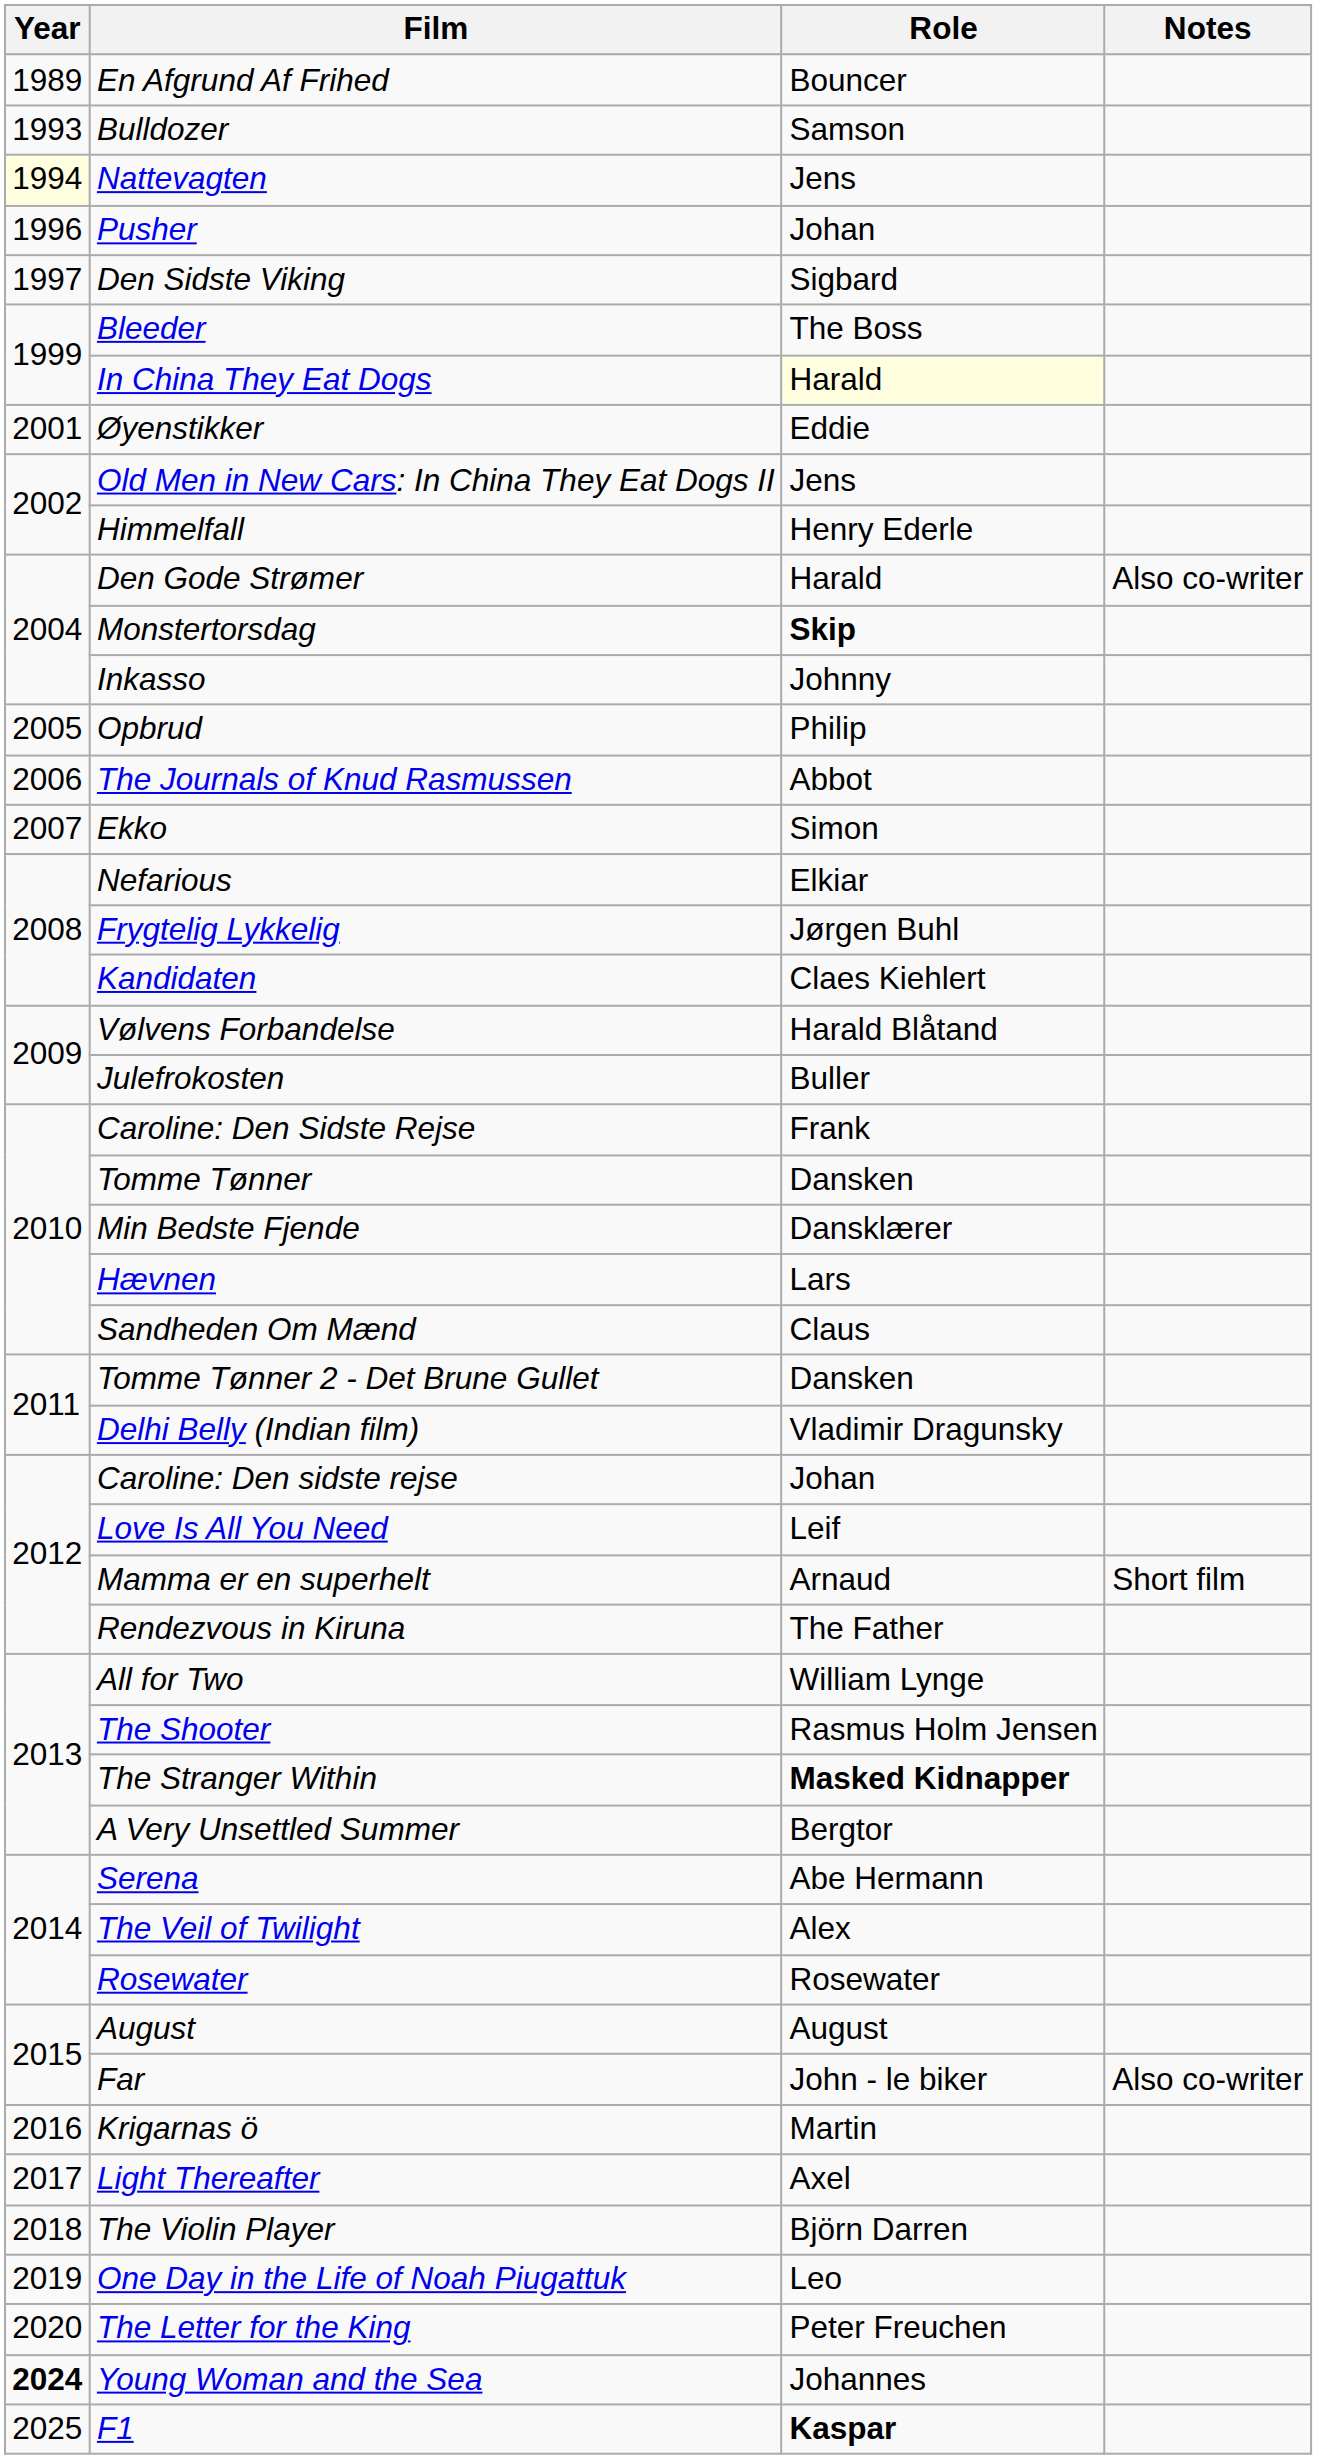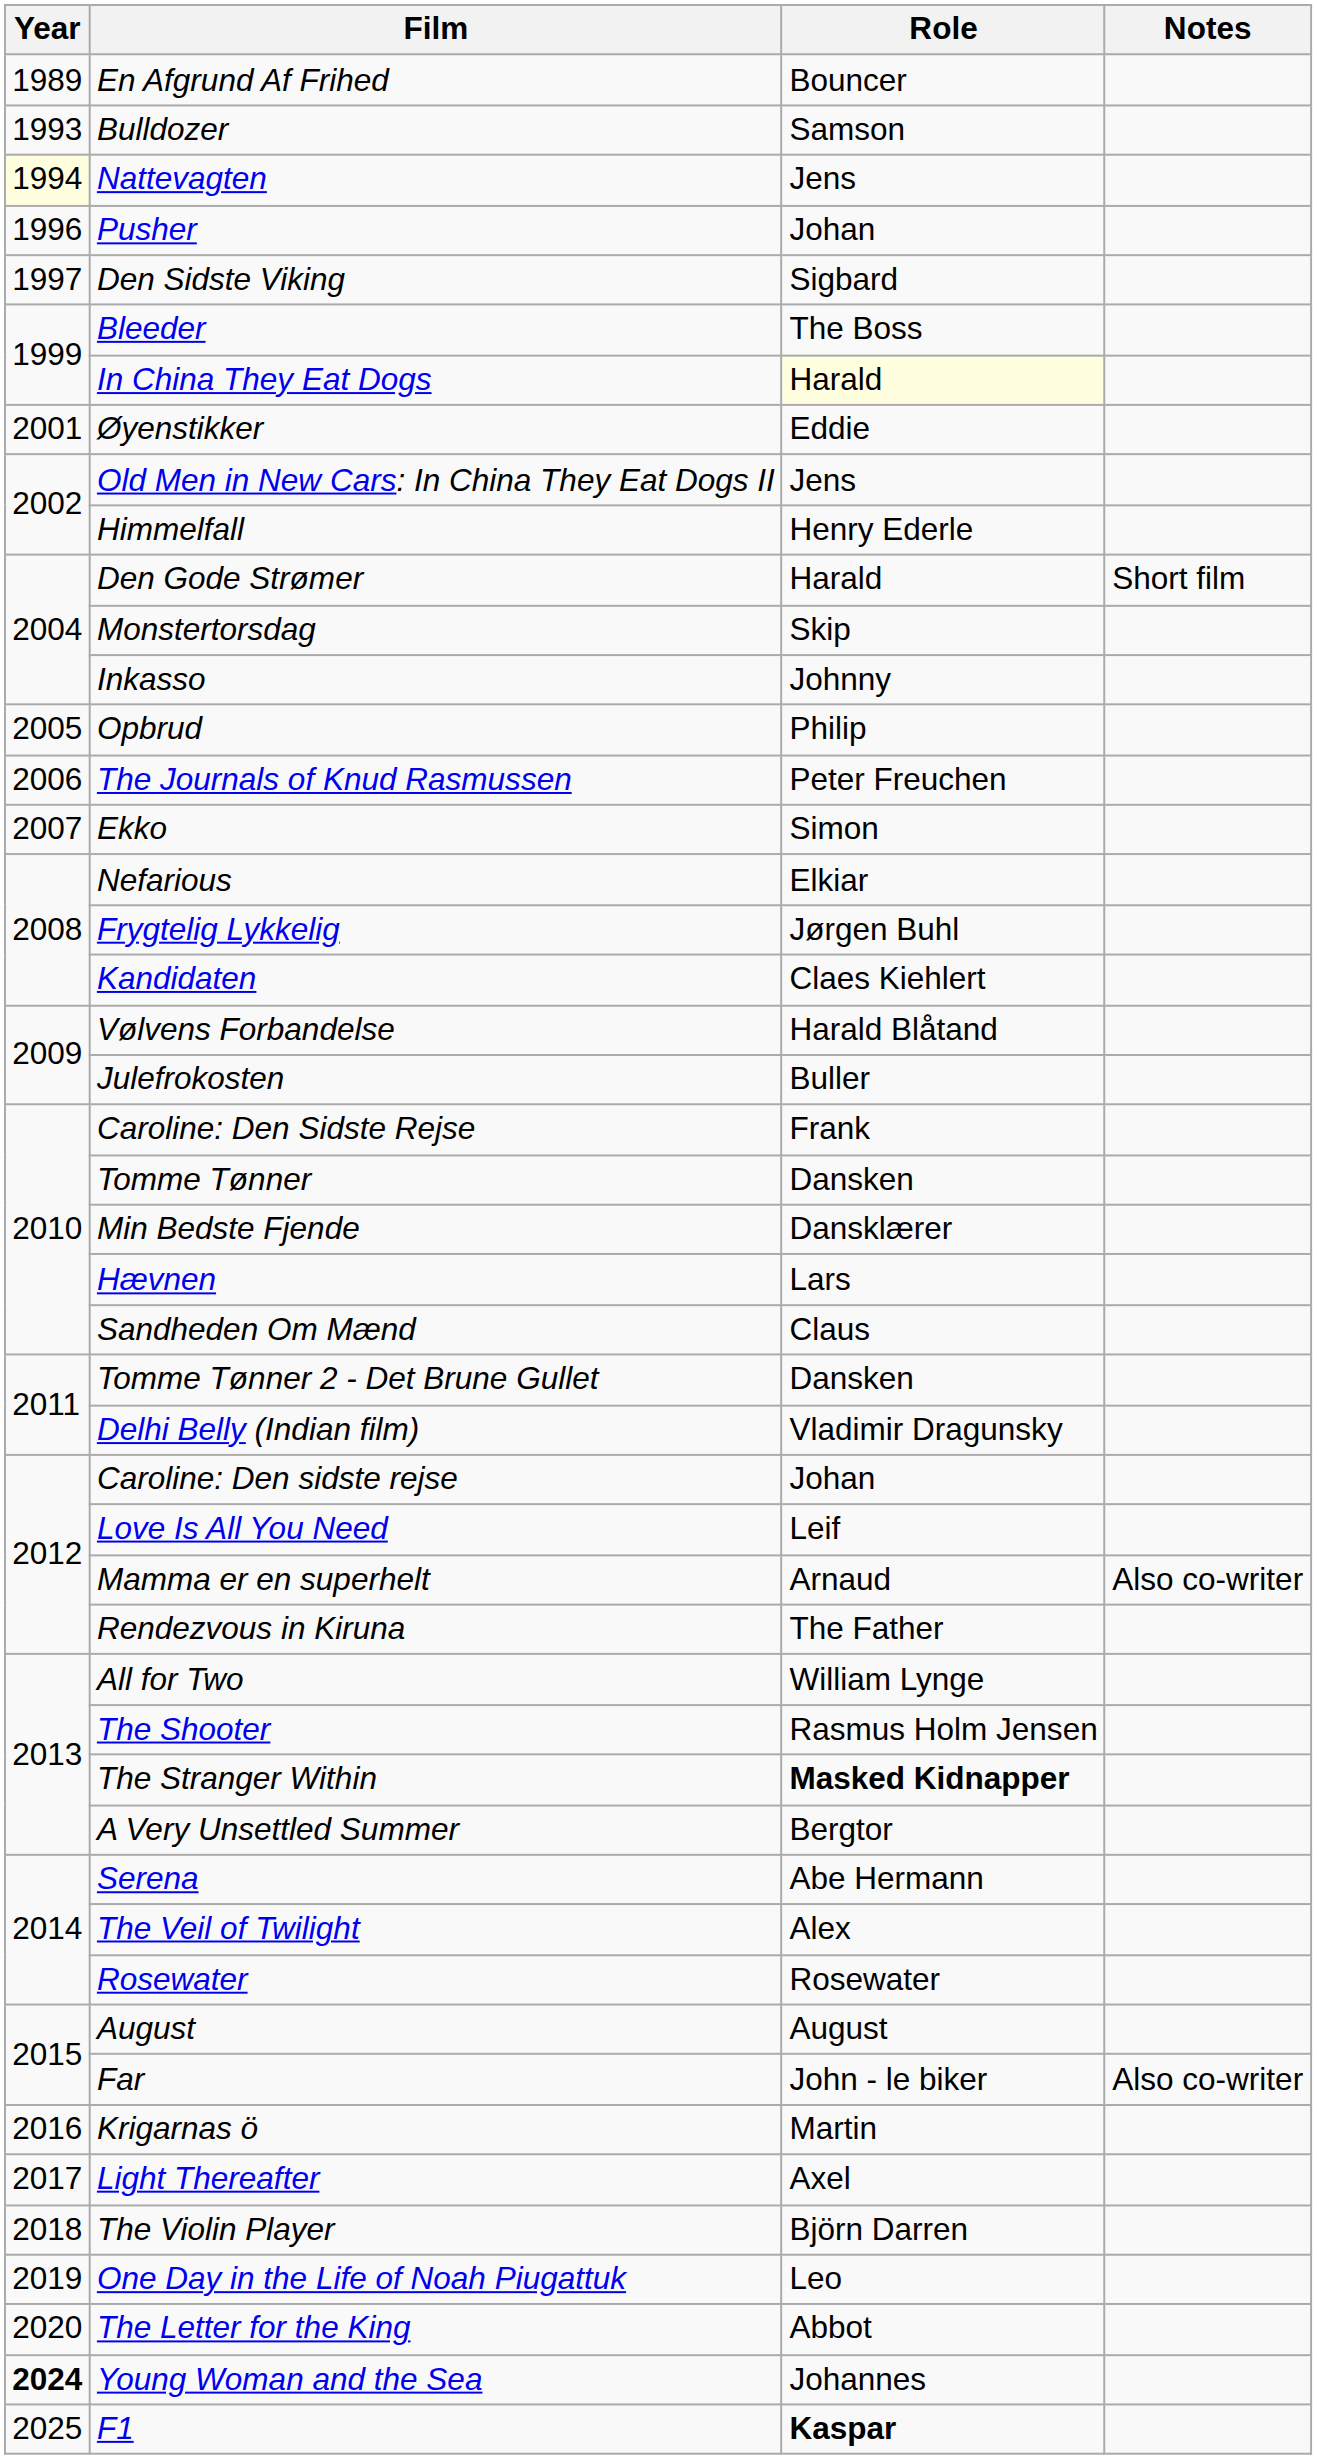(1208, 579) Also co-writer -> (1179, 579) Short film
(823, 629) bold -> (820, 629) normal
(831, 779) Abbot -> (898, 779) Peter Freuchen
(1179, 1579) Short film -> (1208, 1579) Also co-writer
(898, 2328) Peter Freuchen -> (831, 2328) Abbot
